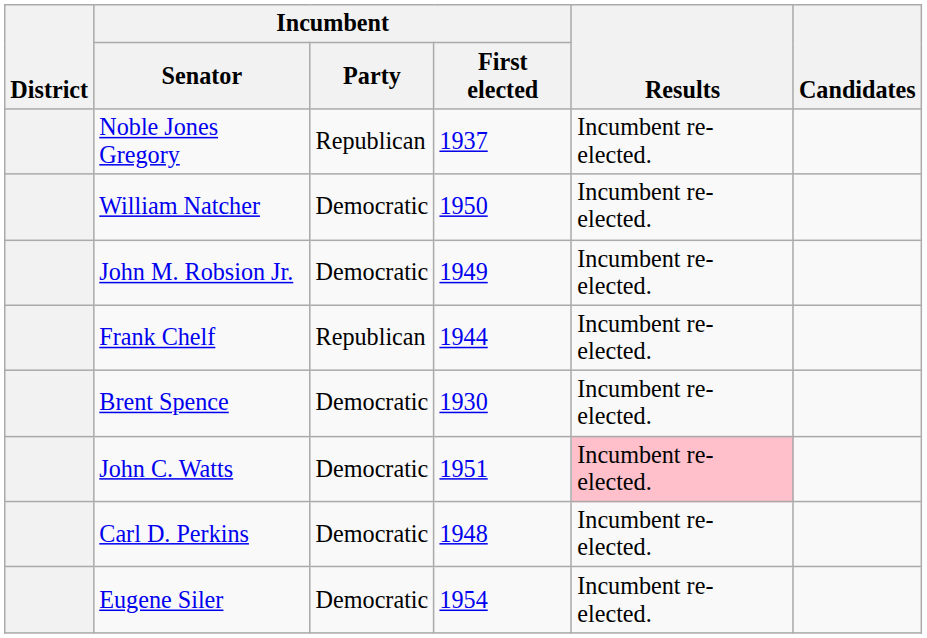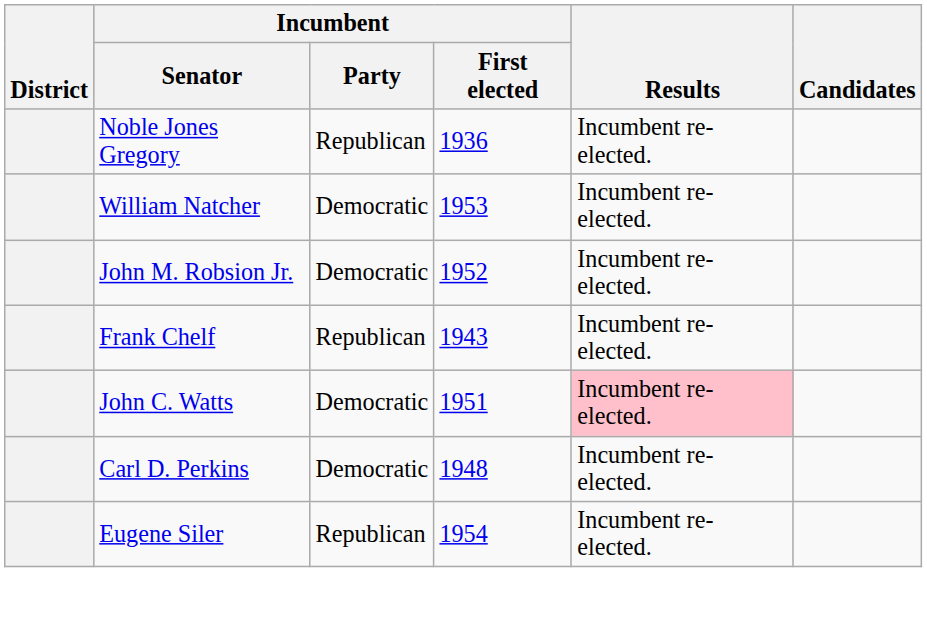(464, 141) 1937 -> (464, 141) 1936
(464, 206) 1950 -> (464, 206) 1953
(464, 272) 1949 -> (464, 272) 1952
(464, 337) 1944 -> (464, 337) 1943
- row: (164, 403)
(372, 599) Democratic -> (371, 534) Republican
